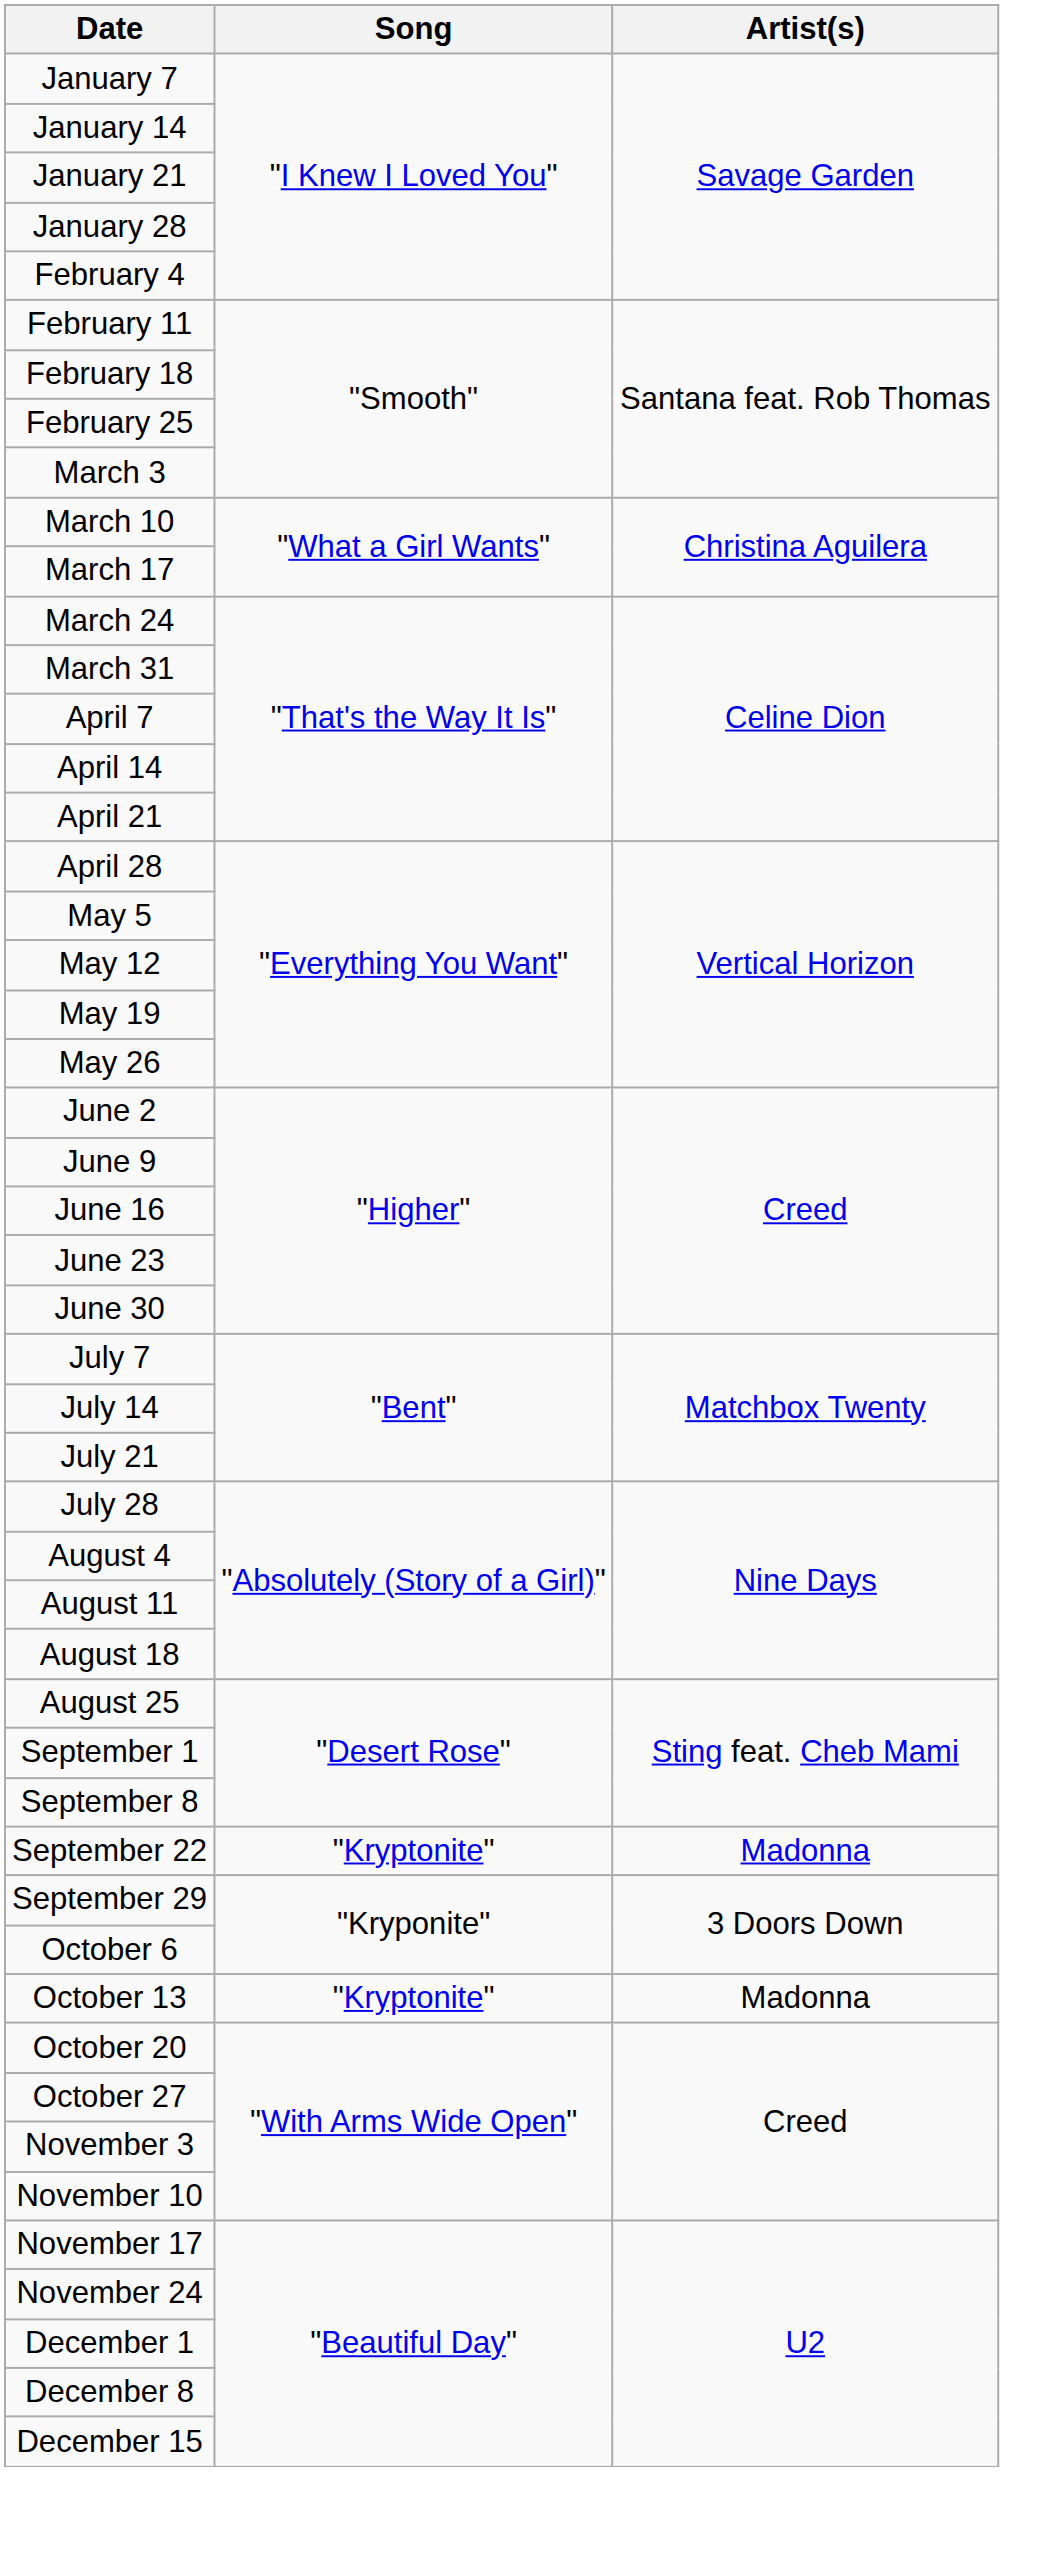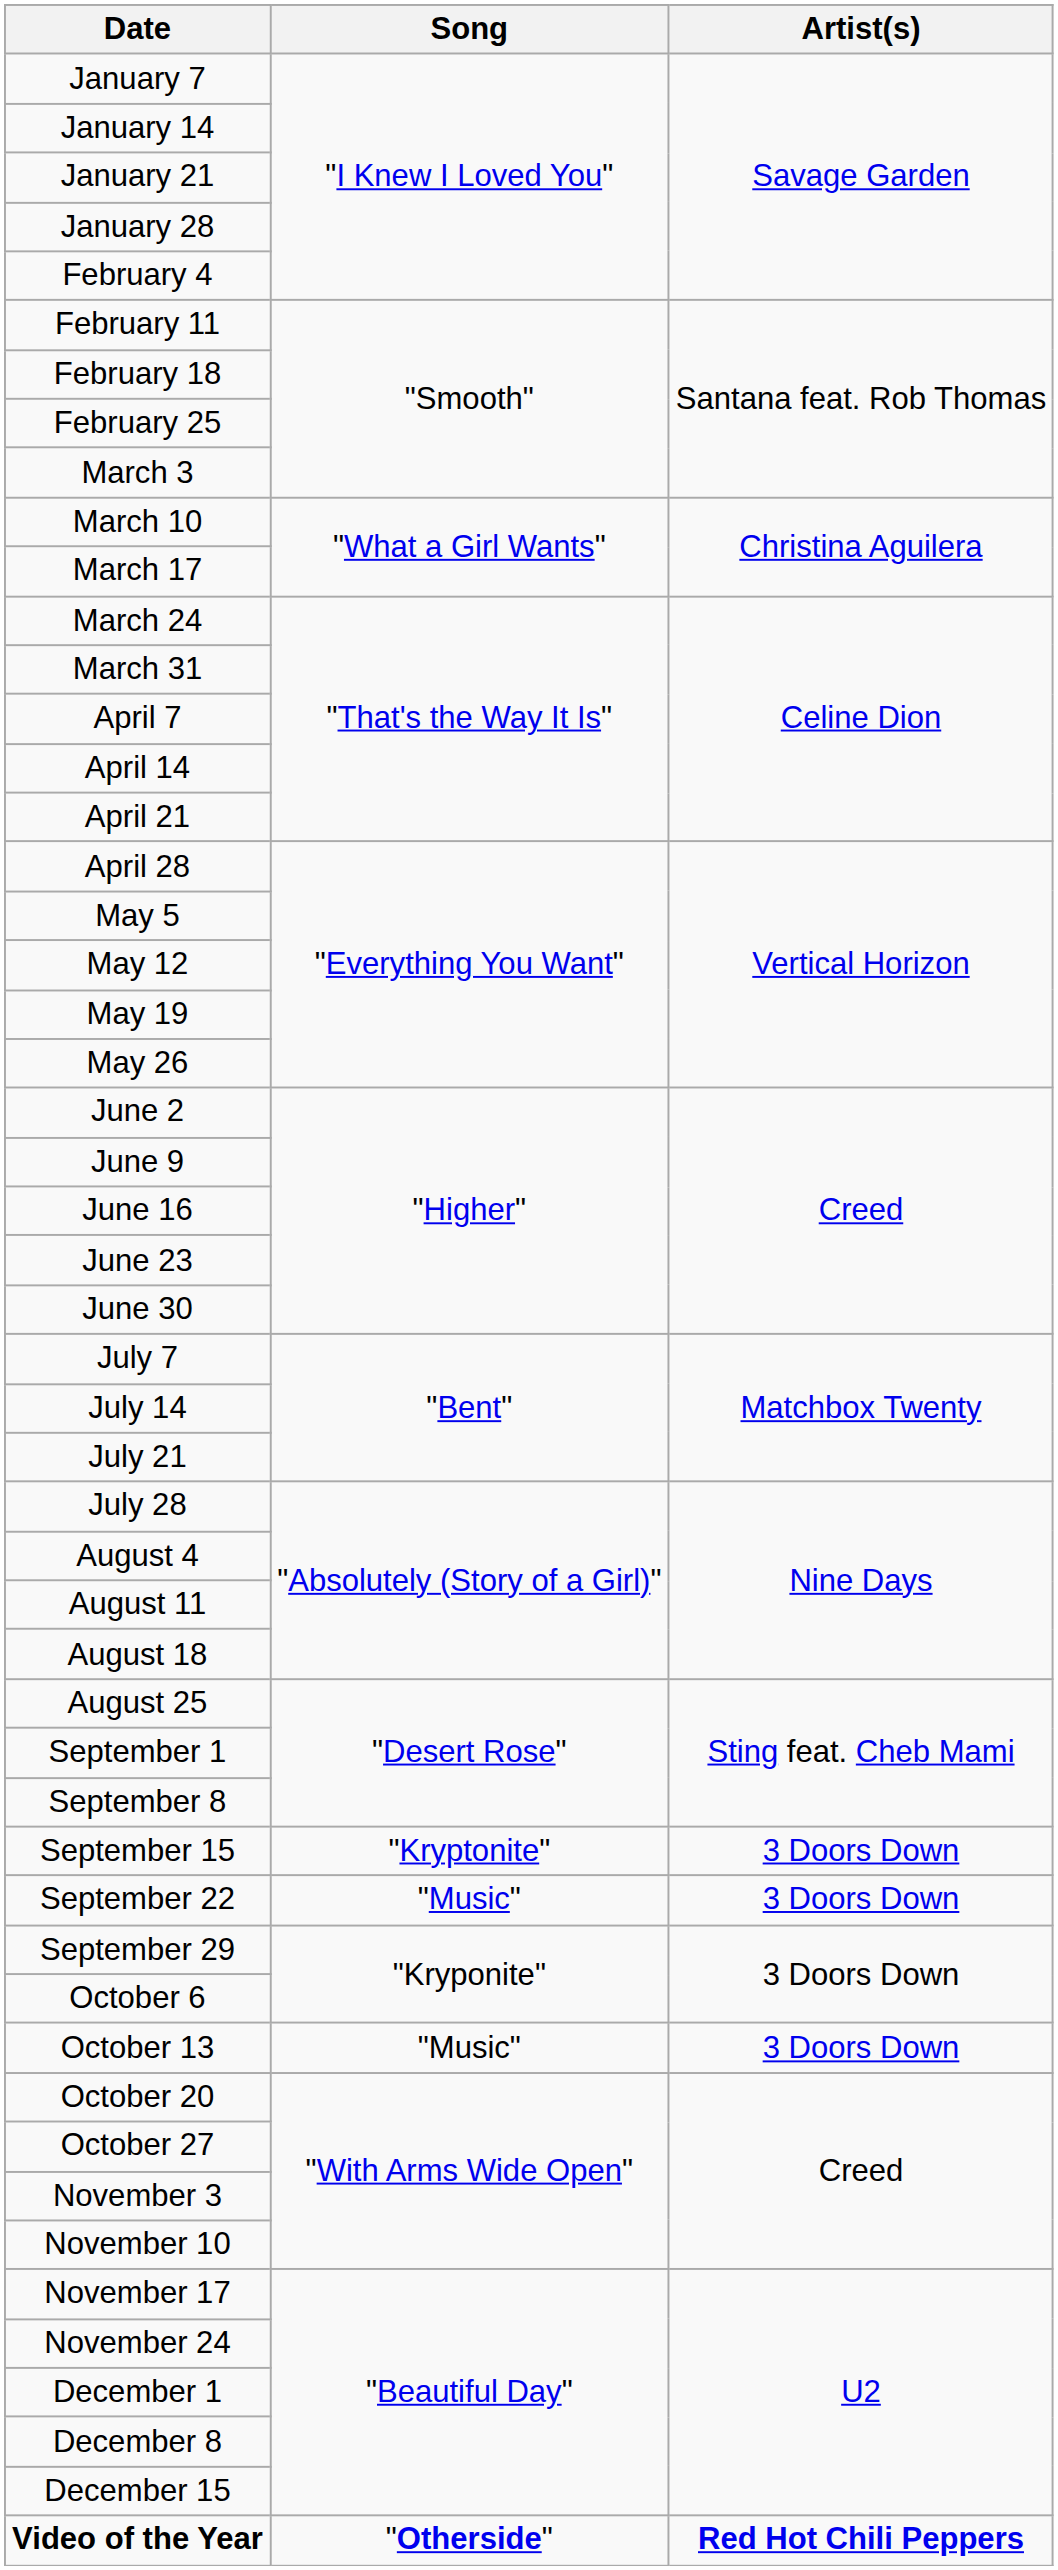+ row: (137, 1850)
(414, 1850) "Kryptonite" -> (469, 1899) "Music"
(805, 1850) Madonna -> (861, 1899) 3 Doors Down
(414, 1998) "Kryptonite" -> (469, 2047) "Music"
(805, 1998) Madonna -> (861, 2047) 3 Doors Down
+ row: (137, 2539)
